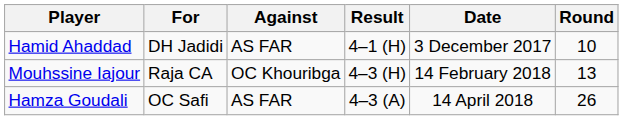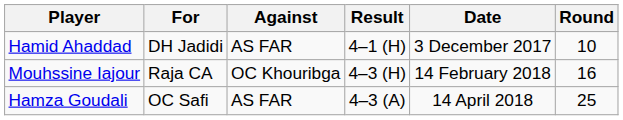(587, 73) 13 -> (587, 73) 16
(587, 100) 26 -> (587, 100) 25
